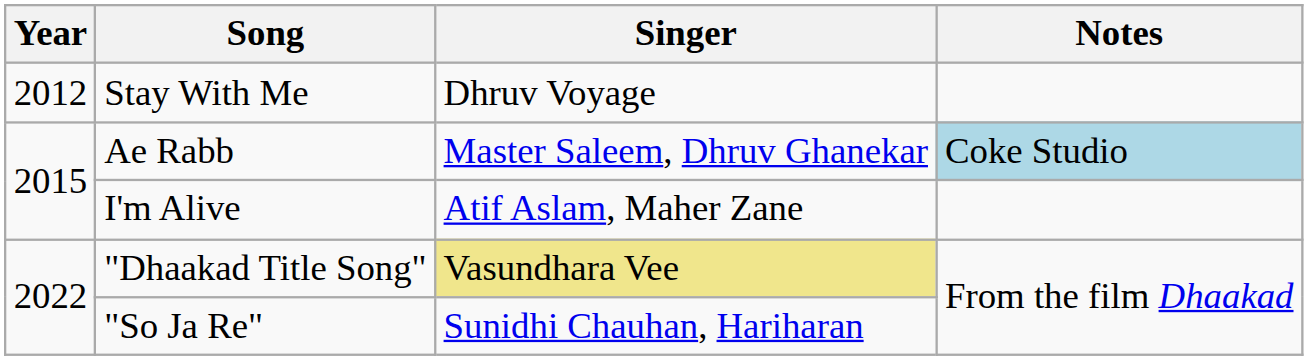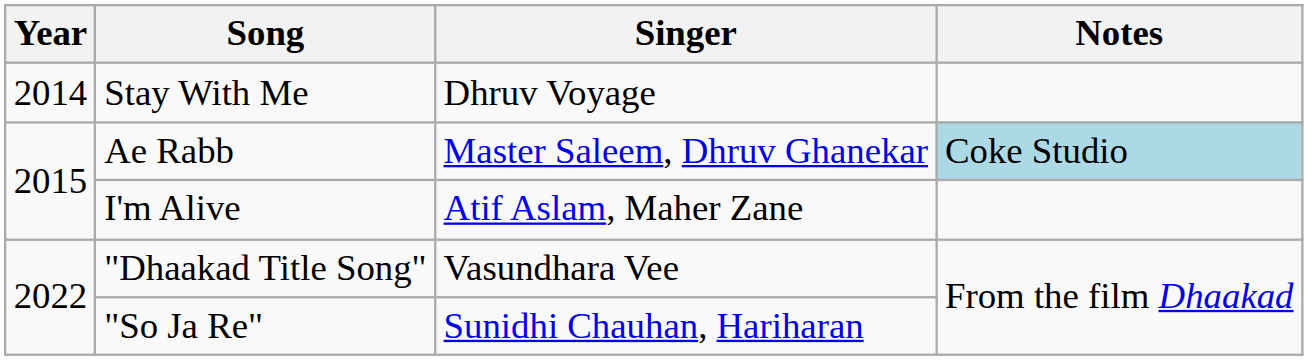(50, 92) 2012 -> (50, 92) 2014
(561, 267) khaki background -> (561, 267) no background
